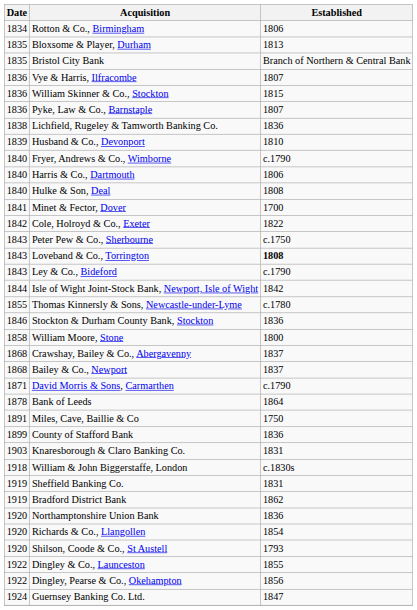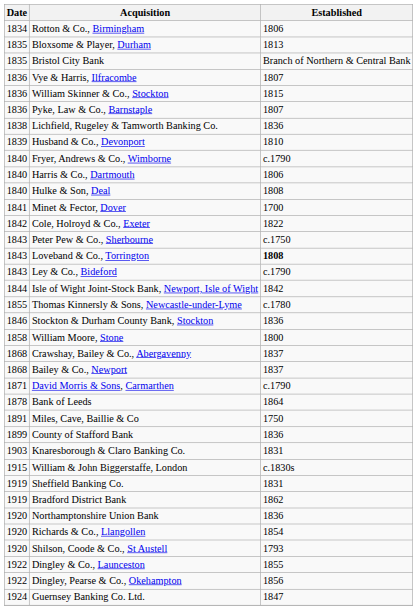(17, 467) 1918 -> (17, 467) 1915
